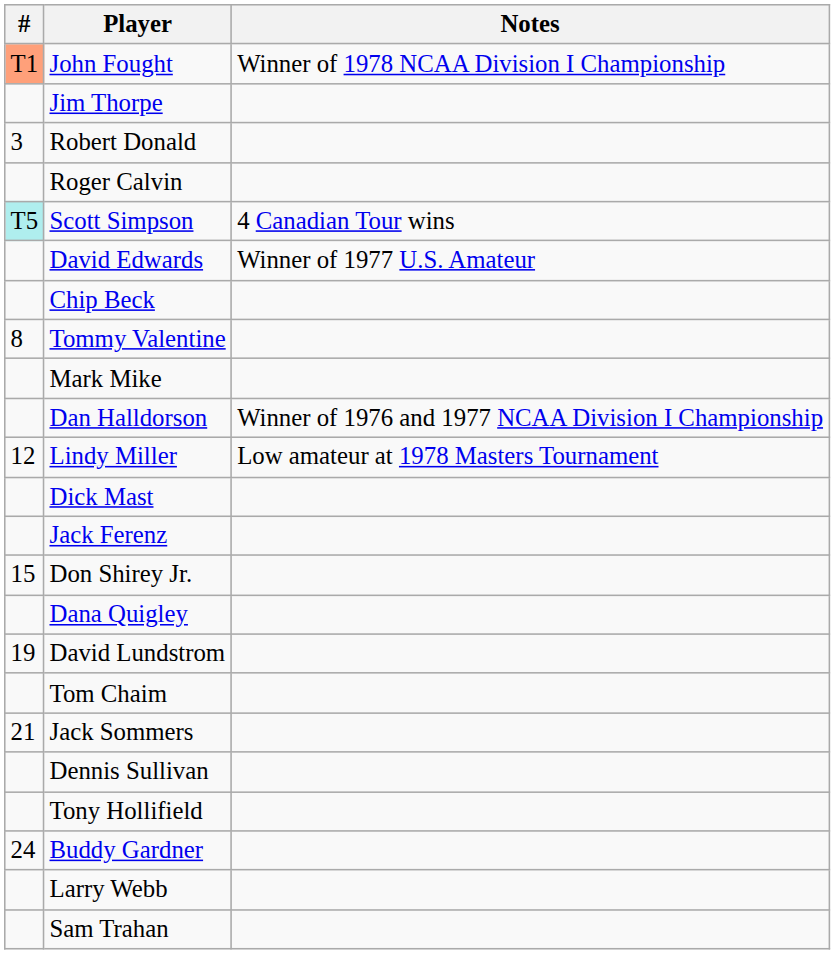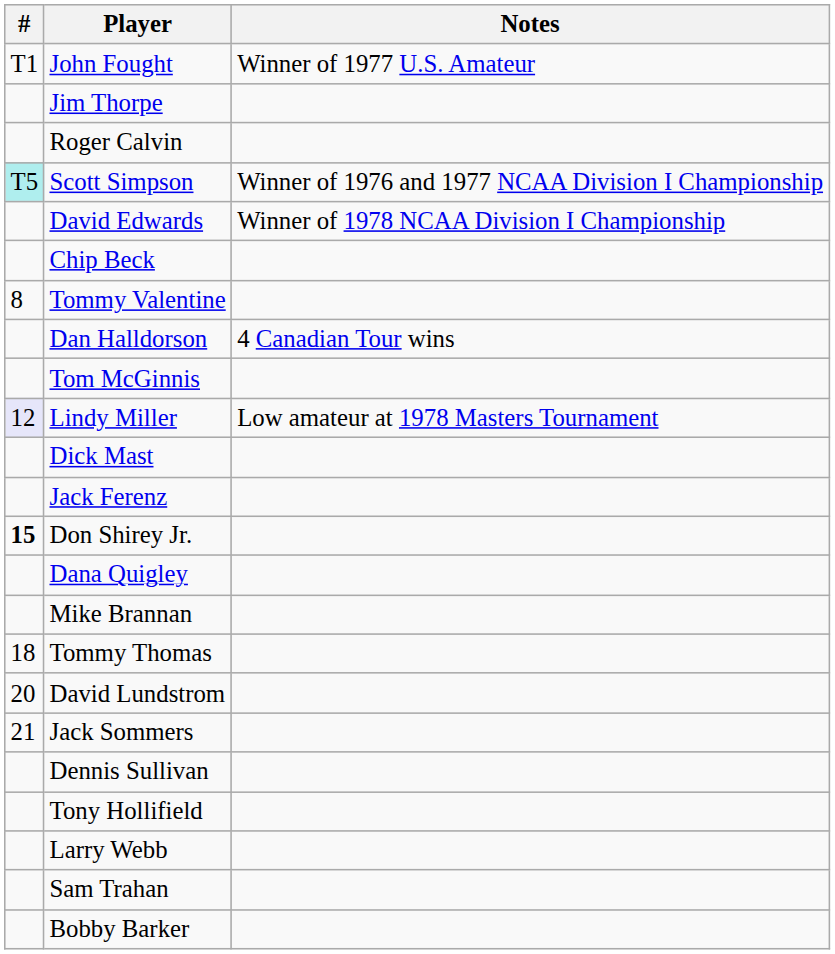(24, 63) lightsalmon background -> (24, 63) no background
(481, 63) Winner of 1978 NCAA Division I Championship -> (386, 63) Winner of 1977 U.S. Amateur
- row: (123, 142)
(346, 220) 4 Canadian Tour wins -> (530, 181) Winner of 1976 and 1977 NCAA Division I Championship
(386, 260) Winner of 1977 U.S. Amateur -> (481, 220) Winner of 1978 NCAA Division I Championship
- row: (106, 378)
(530, 417) Winner of 1976 and 1977 NCAA Division I Championship -> (346, 338) 4 Canadian Tour wins
+ row: (125, 378)
(23, 456) no background -> (23, 417) lavender background
(23, 574) normal -> (23, 535) bold
+ row: (121, 614)
+ row: (131, 653)
(23, 653) 19 -> (23, 692) 20
- row: (108, 692)
- row: (126, 850)
+ row: (119, 928)
